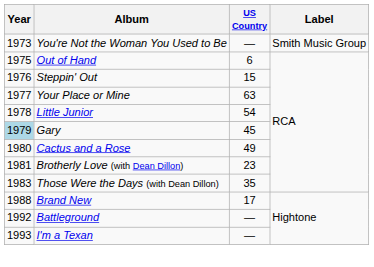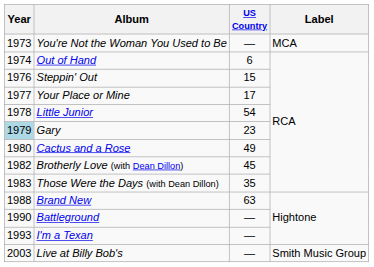(319, 43) Smith Music Group -> (285, 43) MCA
(19, 60) 1975 -> (19, 60) 1974
(250, 95) 63 -> (250, 95) 17
(250, 130) 45 -> (250, 130) 23
(19, 165) 1981 -> (19, 165) 1982
(250, 165) 23 -> (250, 165) 45
(250, 200) 17 -> (250, 200) 63
(19, 218) 1992 -> (19, 218) 1990
+ row: (80, 253)
